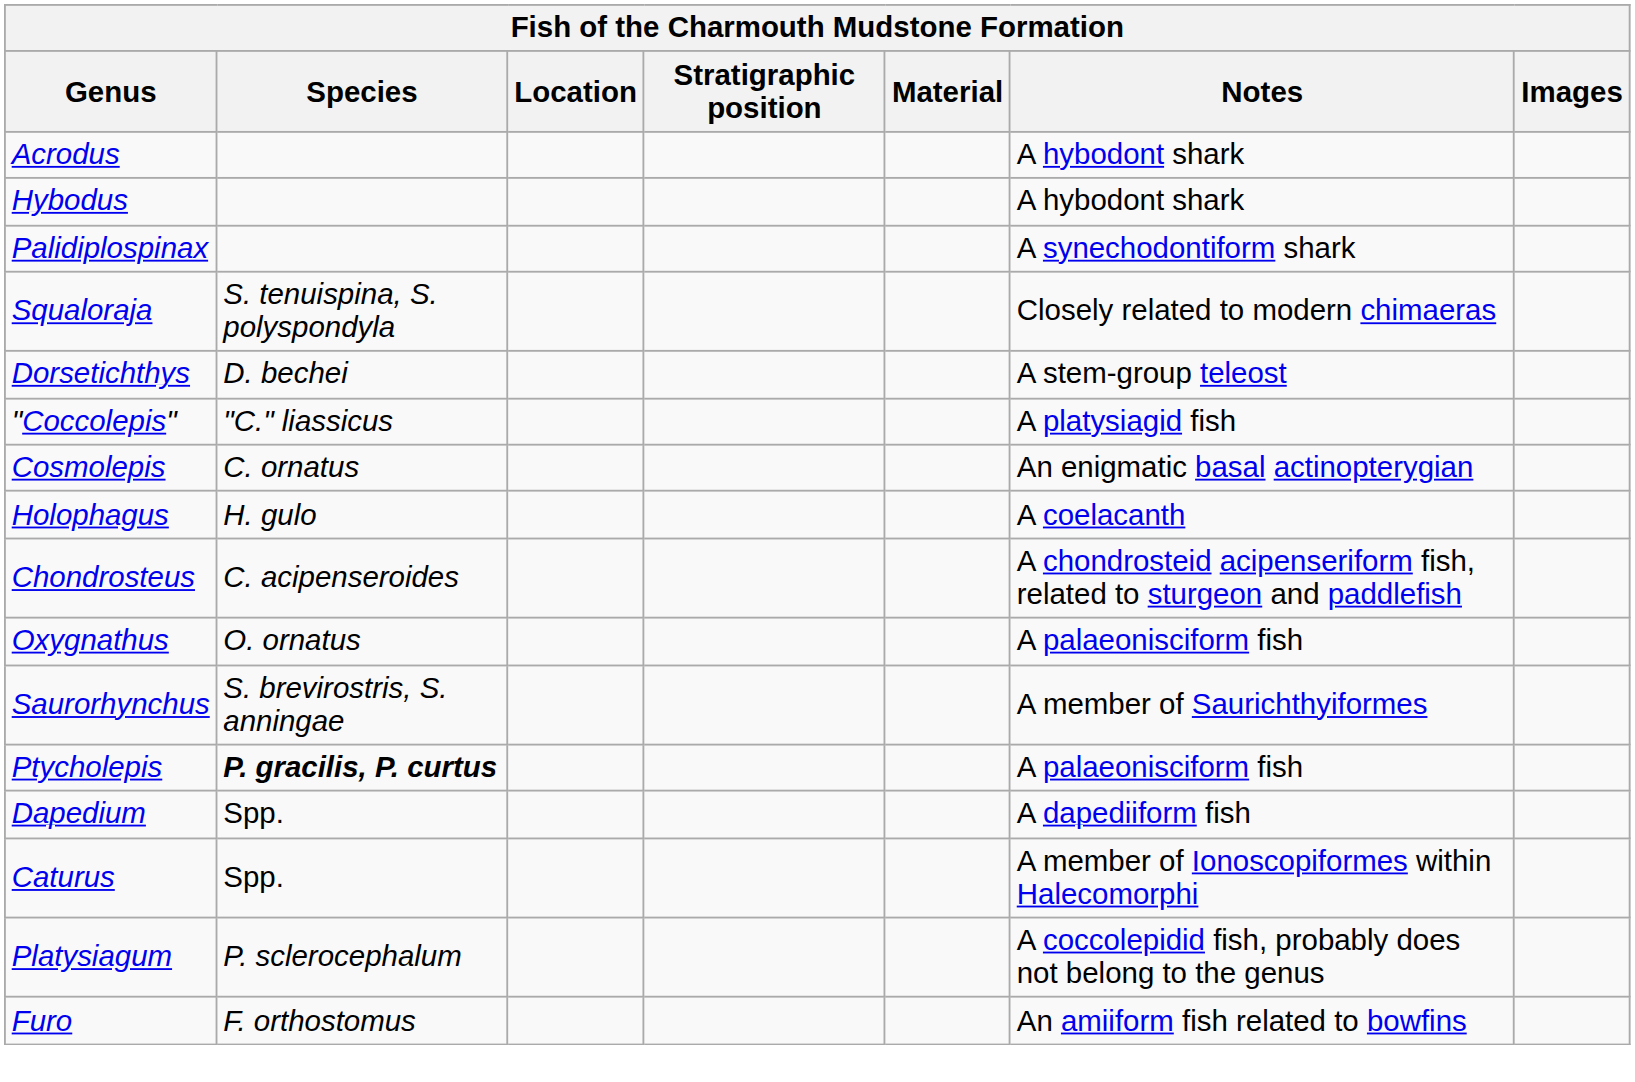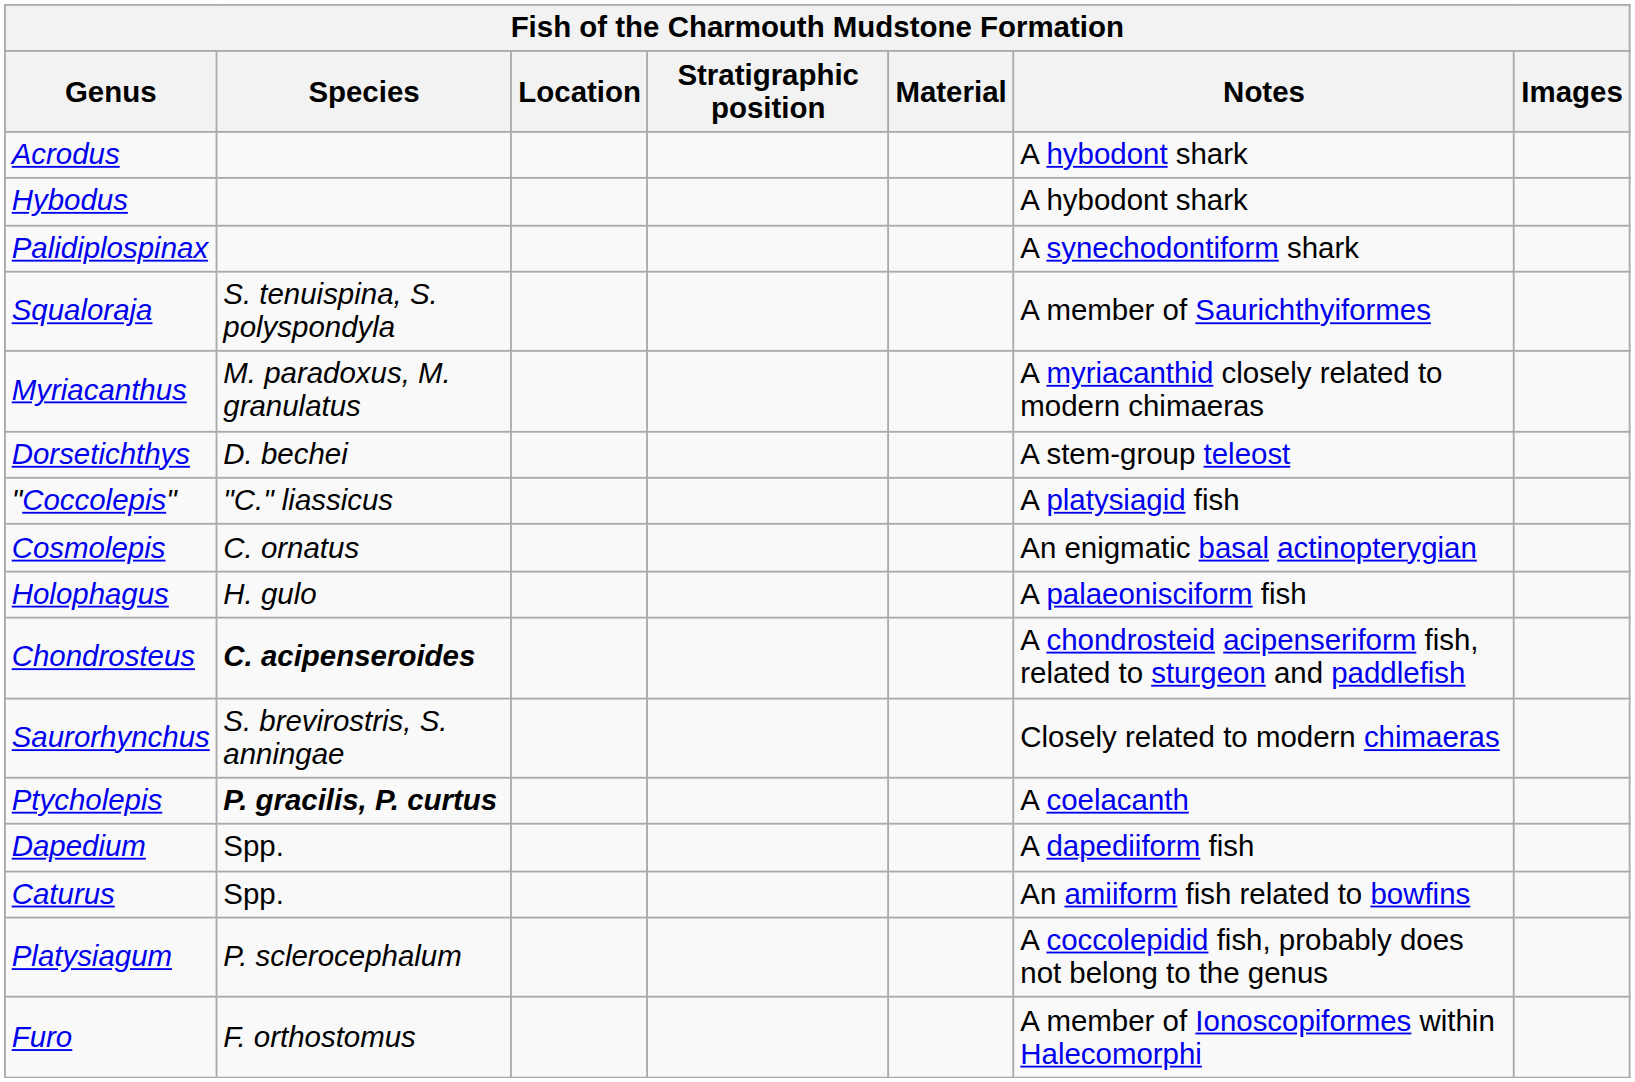(1256, 310) Closely related to modern chimaeras -> (1226, 310) A member of Saurichthyiformes
+ row: (99, 390)
(1101, 514) A coelacanth -> (1163, 594) A palaeonisciform fish
(341, 577) normal -> (349, 657) bold
- row: (90, 640)
(1222, 704) A member of Saurichthyiformes -> (1260, 737) Closely related to modern chimaeras
(1160, 767) A palaeonisciform fish -> (1105, 800) A coelacanth
(1254, 877) A member of Ionoscopiformes within Halecomorphi -> (1245, 893) An amiiform fish related to bowfins
(1242, 1020) An amiiform fish related to bowfins -> (1258, 1036) A member of Ionoscopiformes within Halecomorphi
